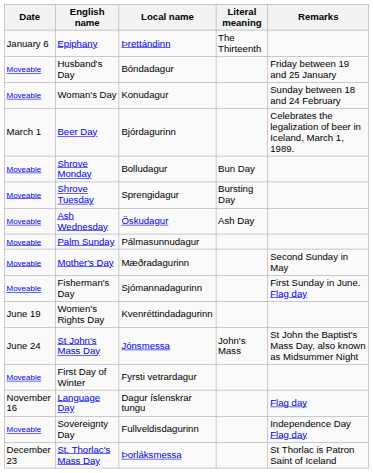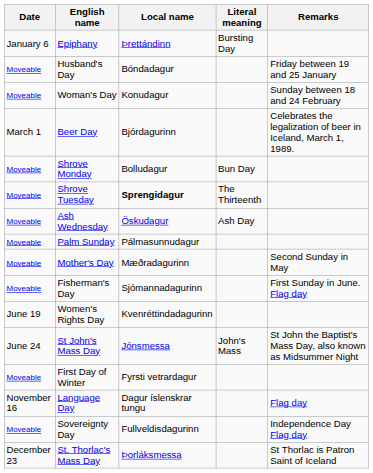(240, 43) The Thirteenth -> (236, 43) Bursting Day
(150, 195) normal -> (153, 195) bold
(236, 195) Bursting Day -> (240, 195) The Thirteenth
